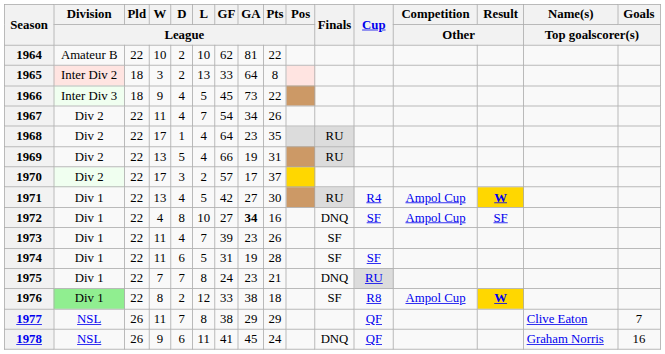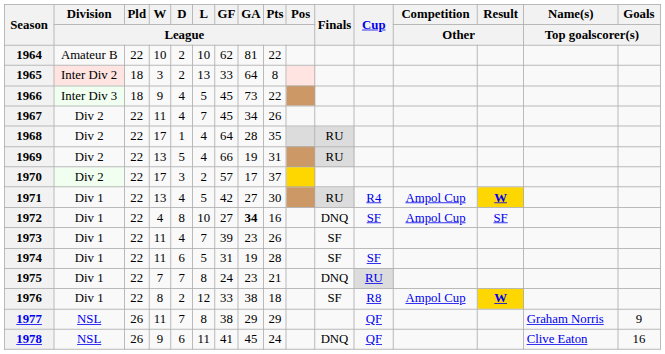(226, 116) 54 -> (226, 116) 45
(251, 136) 23 -> (251, 136) 28
(89, 298) lightgreen background -> (89, 298) no background
(557, 319) Clive Eaton -> (565, 319) Graham Norris
(639, 319) 7 -> (639, 319) 9
(565, 339) Graham Norris -> (557, 339) Clive Eaton
